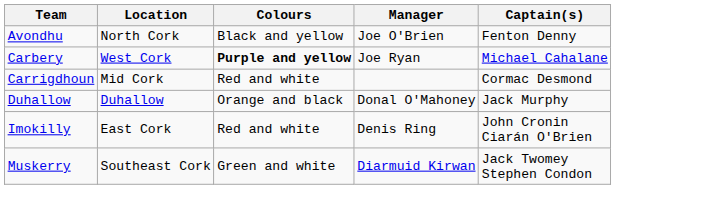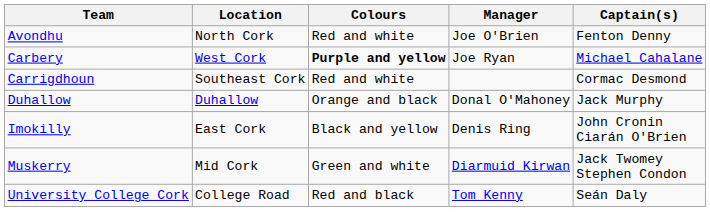(280, 37) Black and yellow -> (363, 37) Red and white
(132, 79) Mid Cork -> (250, 79) Southeast Cork
(268, 130) Red and white -> (375, 130) Black and yellow
(156, 166) Southeast Cork -> (227, 166) Mid Cork
+ row: (98, 195)
